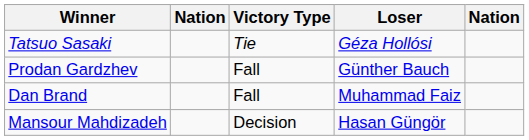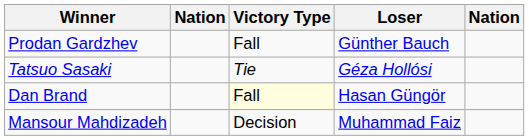rows swapped: (73, 69) <-> (60, 43)
(247, 95) no background -> (247, 95) lightyellow background
(400, 95) Muhammad Faiz -> (392, 95) Hasan Güngör
(392, 122) Hasan Güngör -> (400, 122) Muhammad Faiz
